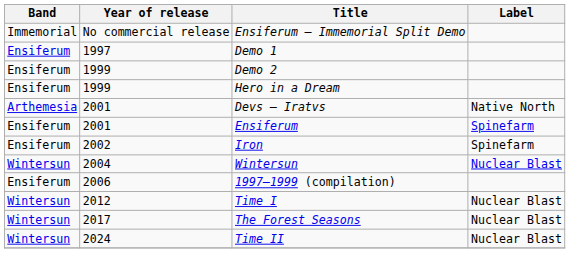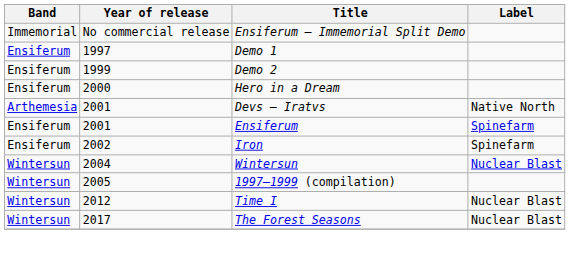(97, 89) 1999 -> (97, 89) 2000
(39, 183) Ensiferum -> (39, 183) Wintersun
(97, 183) 2006 -> (97, 183) 2005
- row: (259, 239)
